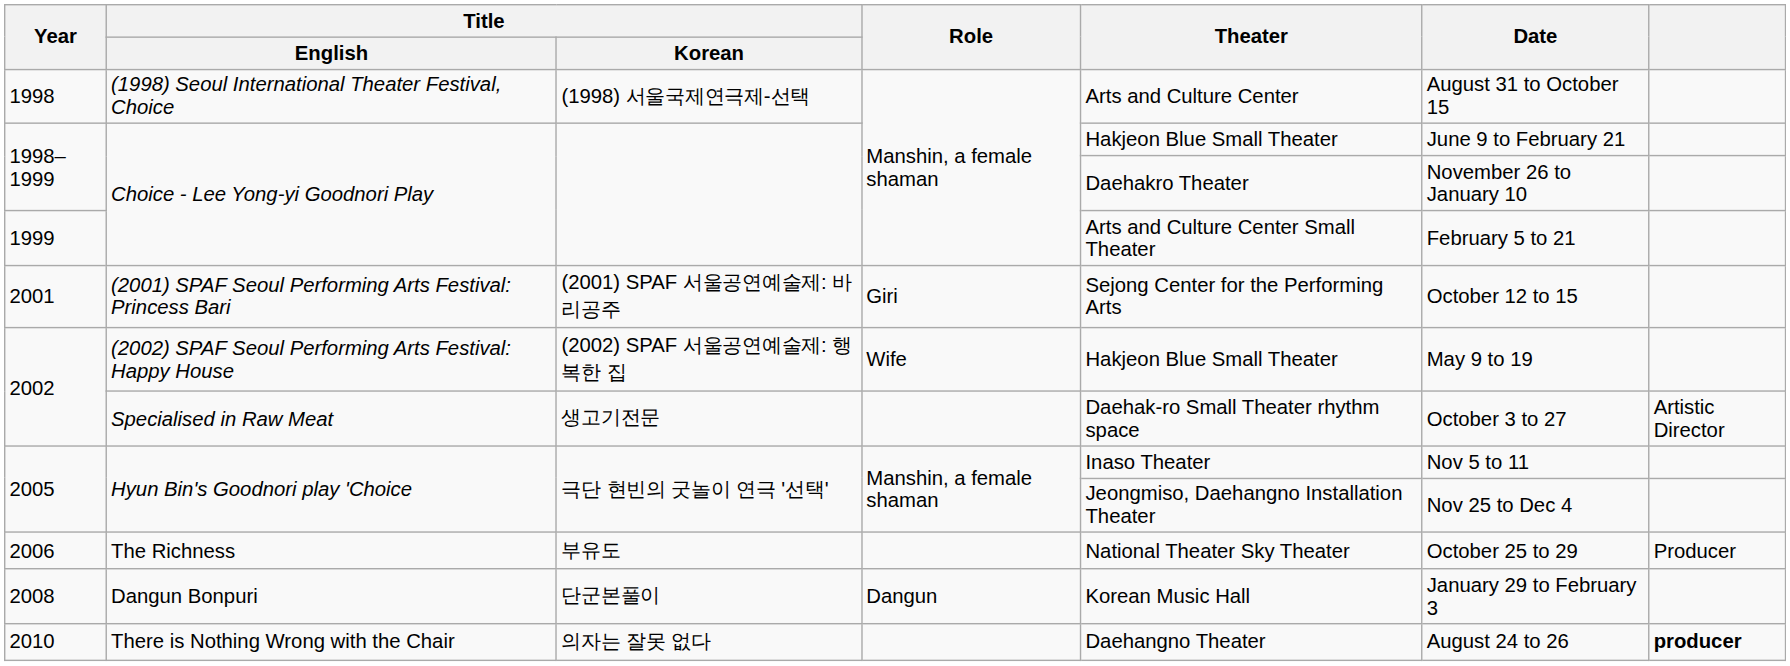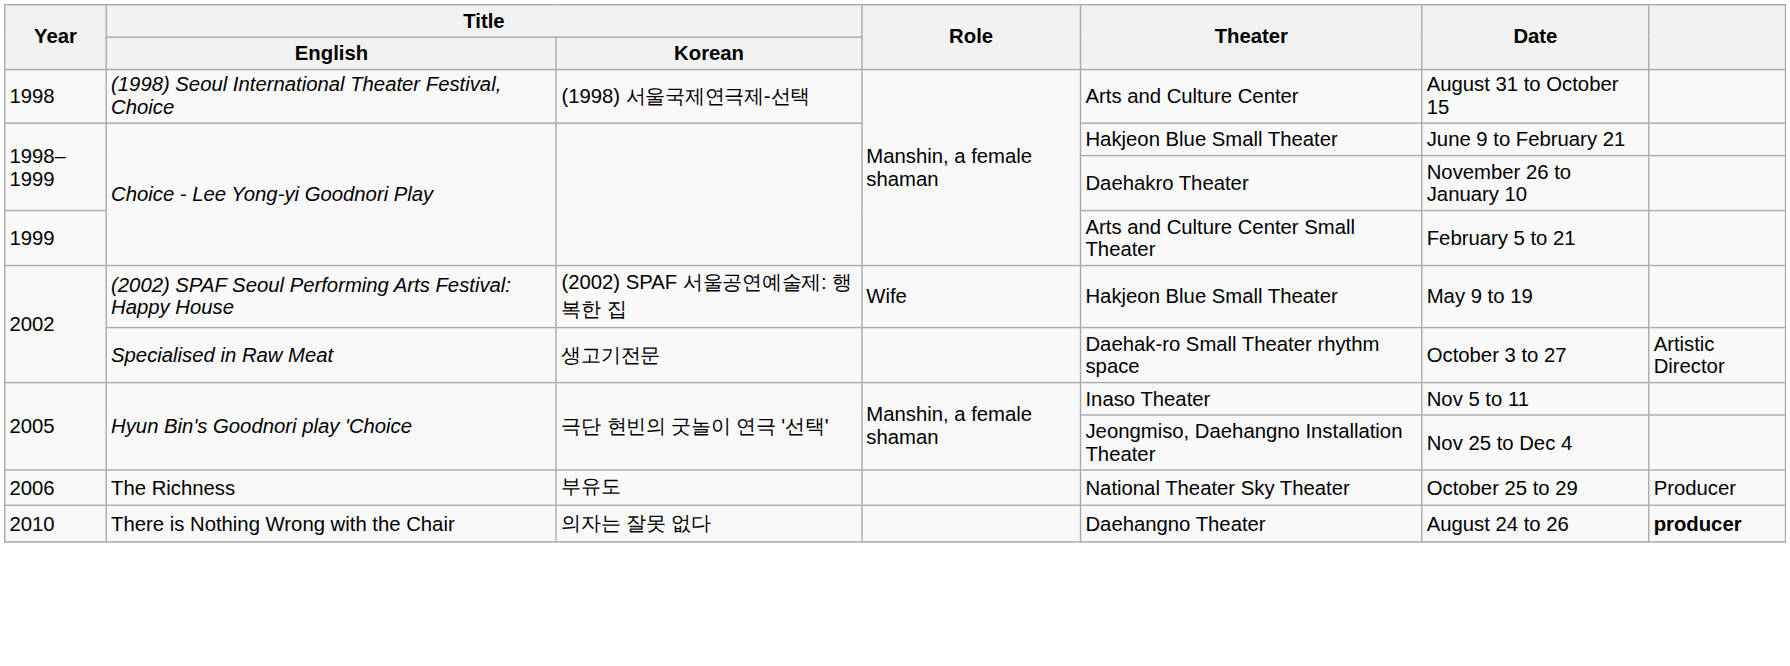- row: (32, 296)
- row: (32, 596)
